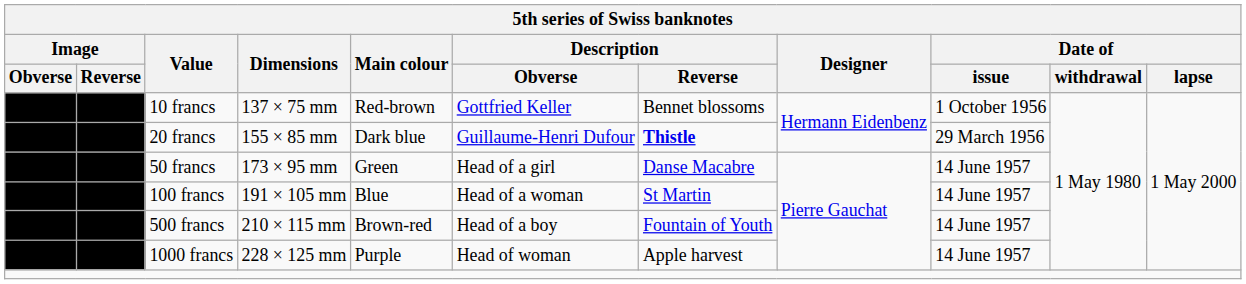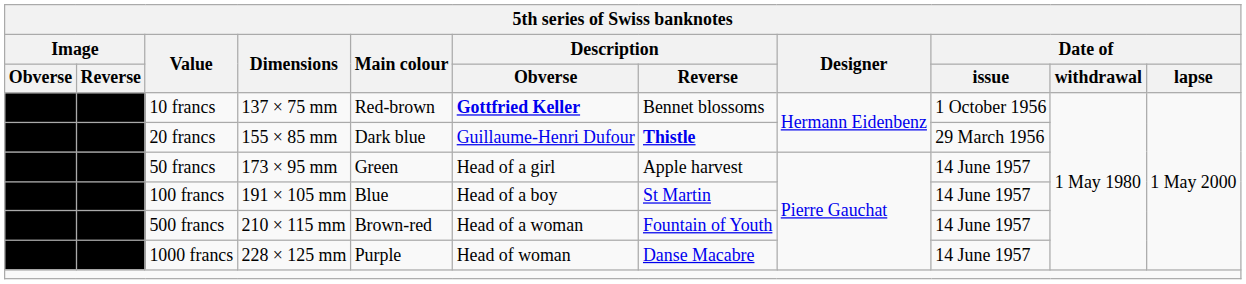(514, 107) normal -> (518, 107) bold
(699, 166) Danse Macabre -> (693, 166) Apple harvest
(520, 196) Head of a woman -> (507, 196) Head of a boy
(507, 225) Head of a boy -> (520, 225) Head of a woman
(693, 255) Apple harvest -> (699, 255) Danse Macabre
